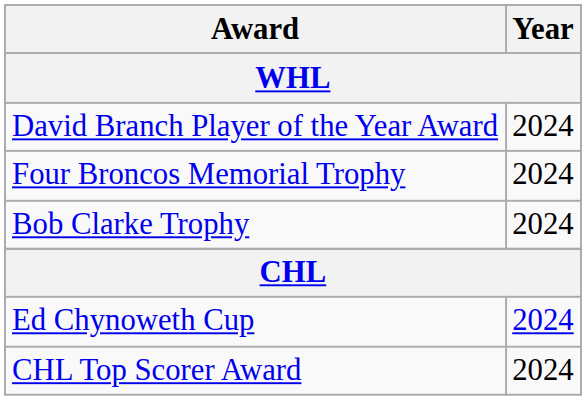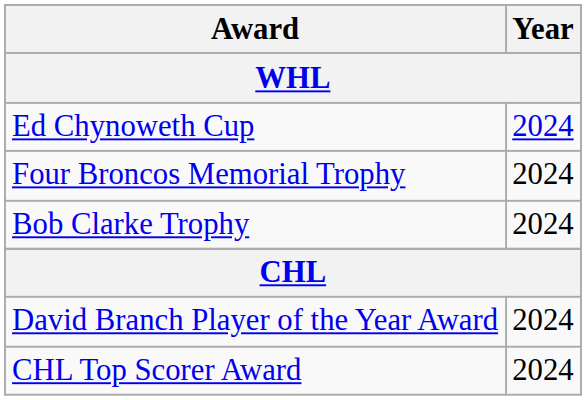rows swapped: (133, 321) <-> (255, 126)
